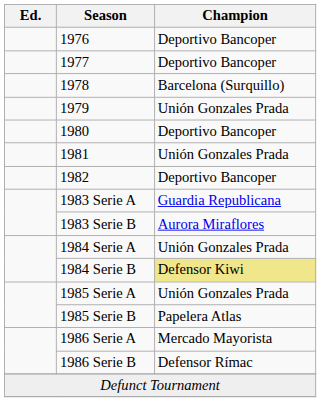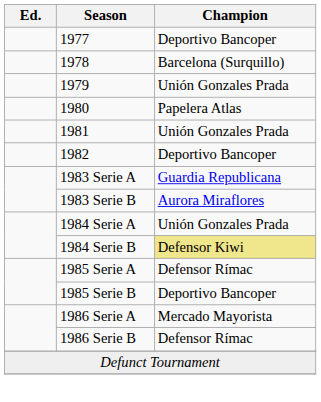- row: (75, 39)
(217, 131) Deportivo Bancoper -> (200, 108) Papelera Atlas
(223, 293) Unión Gonzales Prada -> (205, 270) Defensor Rímac
(200, 316) Papelera Atlas -> (217, 293) Deportivo Bancoper
